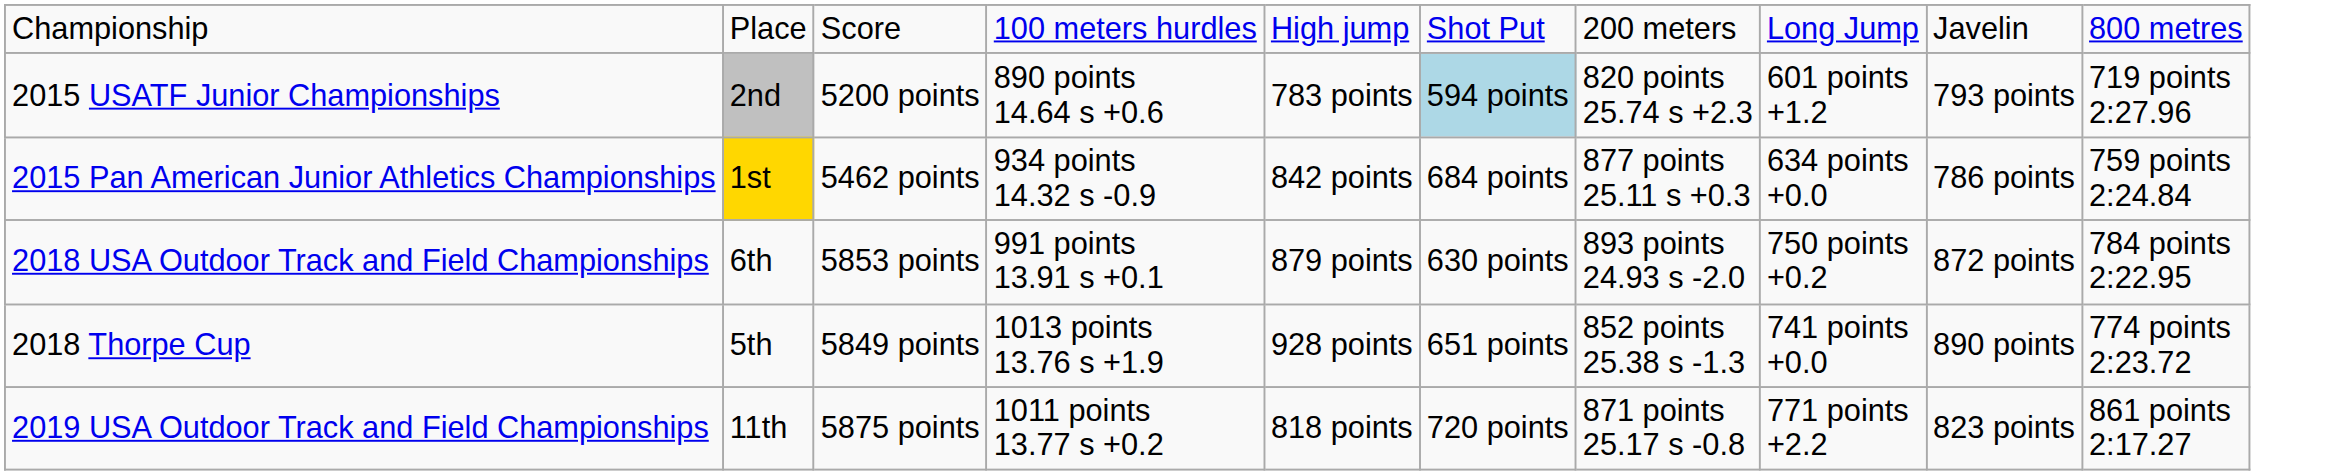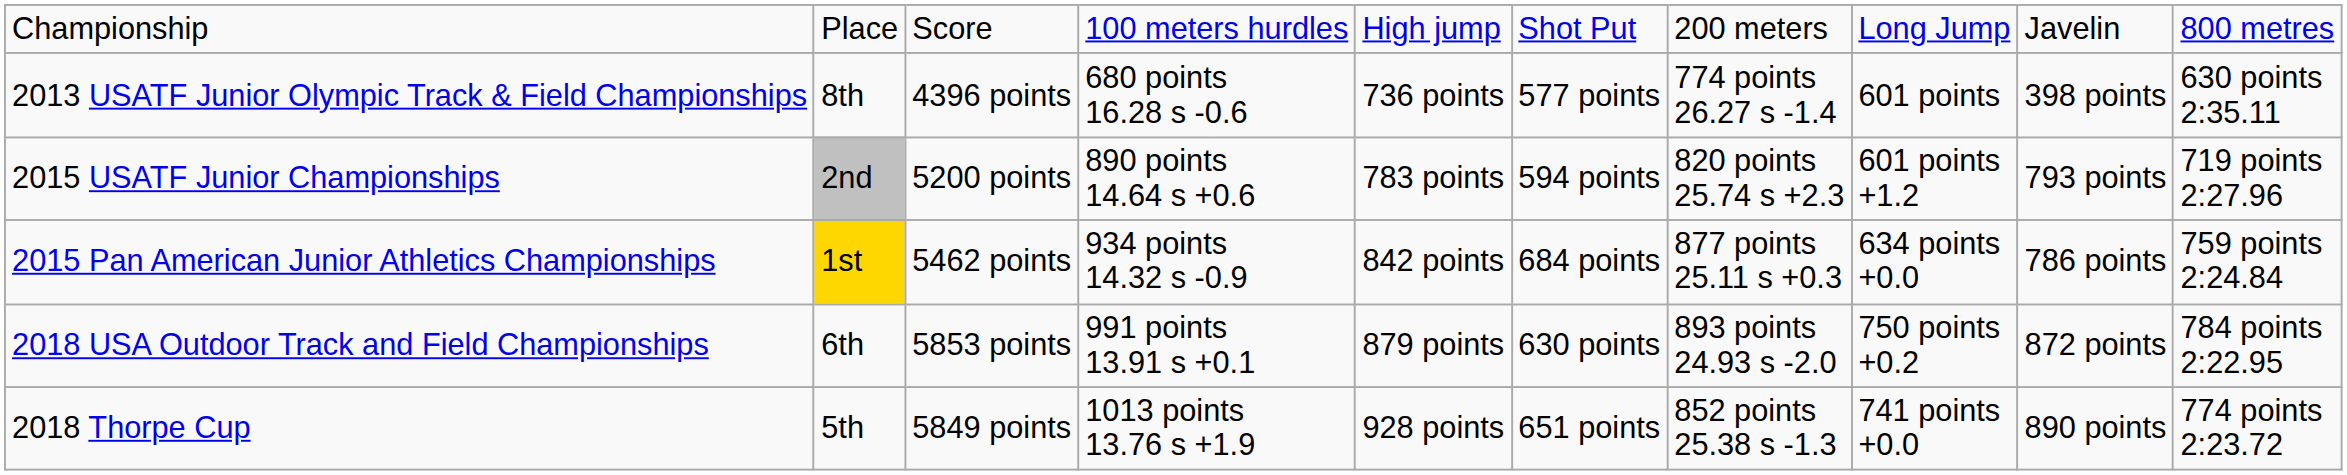+ row: (410, 94)
(1498, 94) lightblue background -> (1589, 178) no background
- row: (360, 427)
